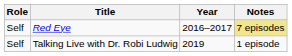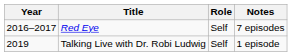columns swapped: (207, 12) <-> (17, 12)
(260, 28) khaki background -> (260, 28) no background
